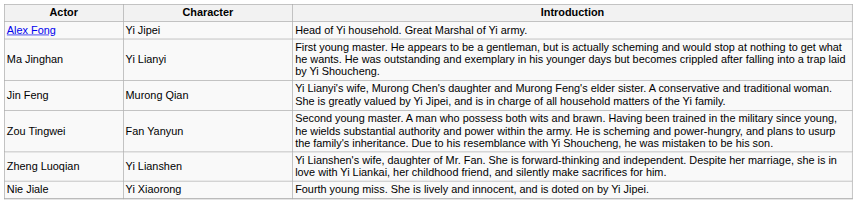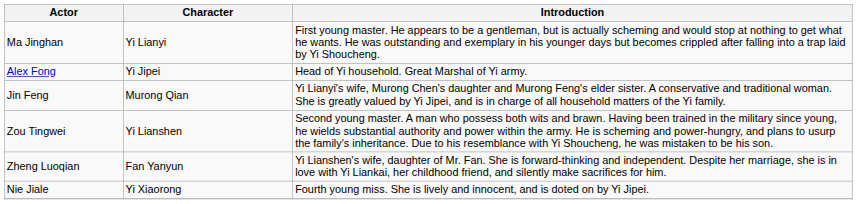rows swapped: (31, 30) <-> (35, 59)
(154, 131) Fan Yanyun -> (154, 131) Yi Lianshen
(154, 166) Yi Lianshen -> (154, 166) Fan Yanyun
